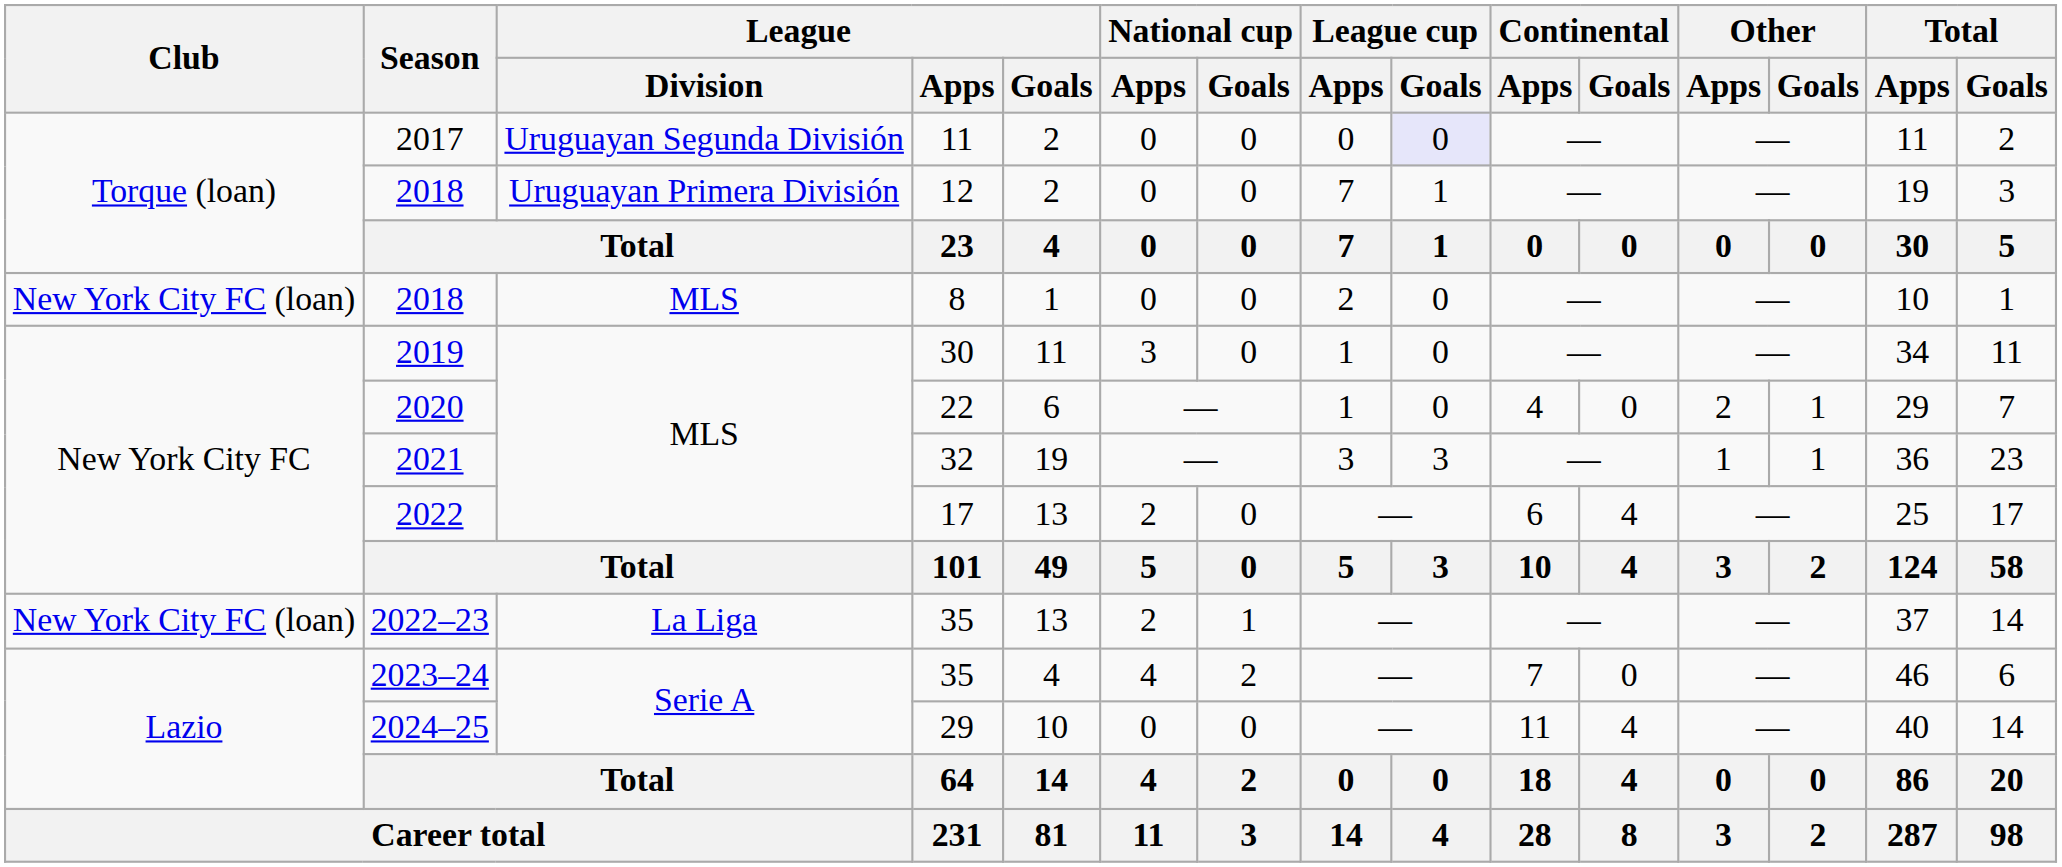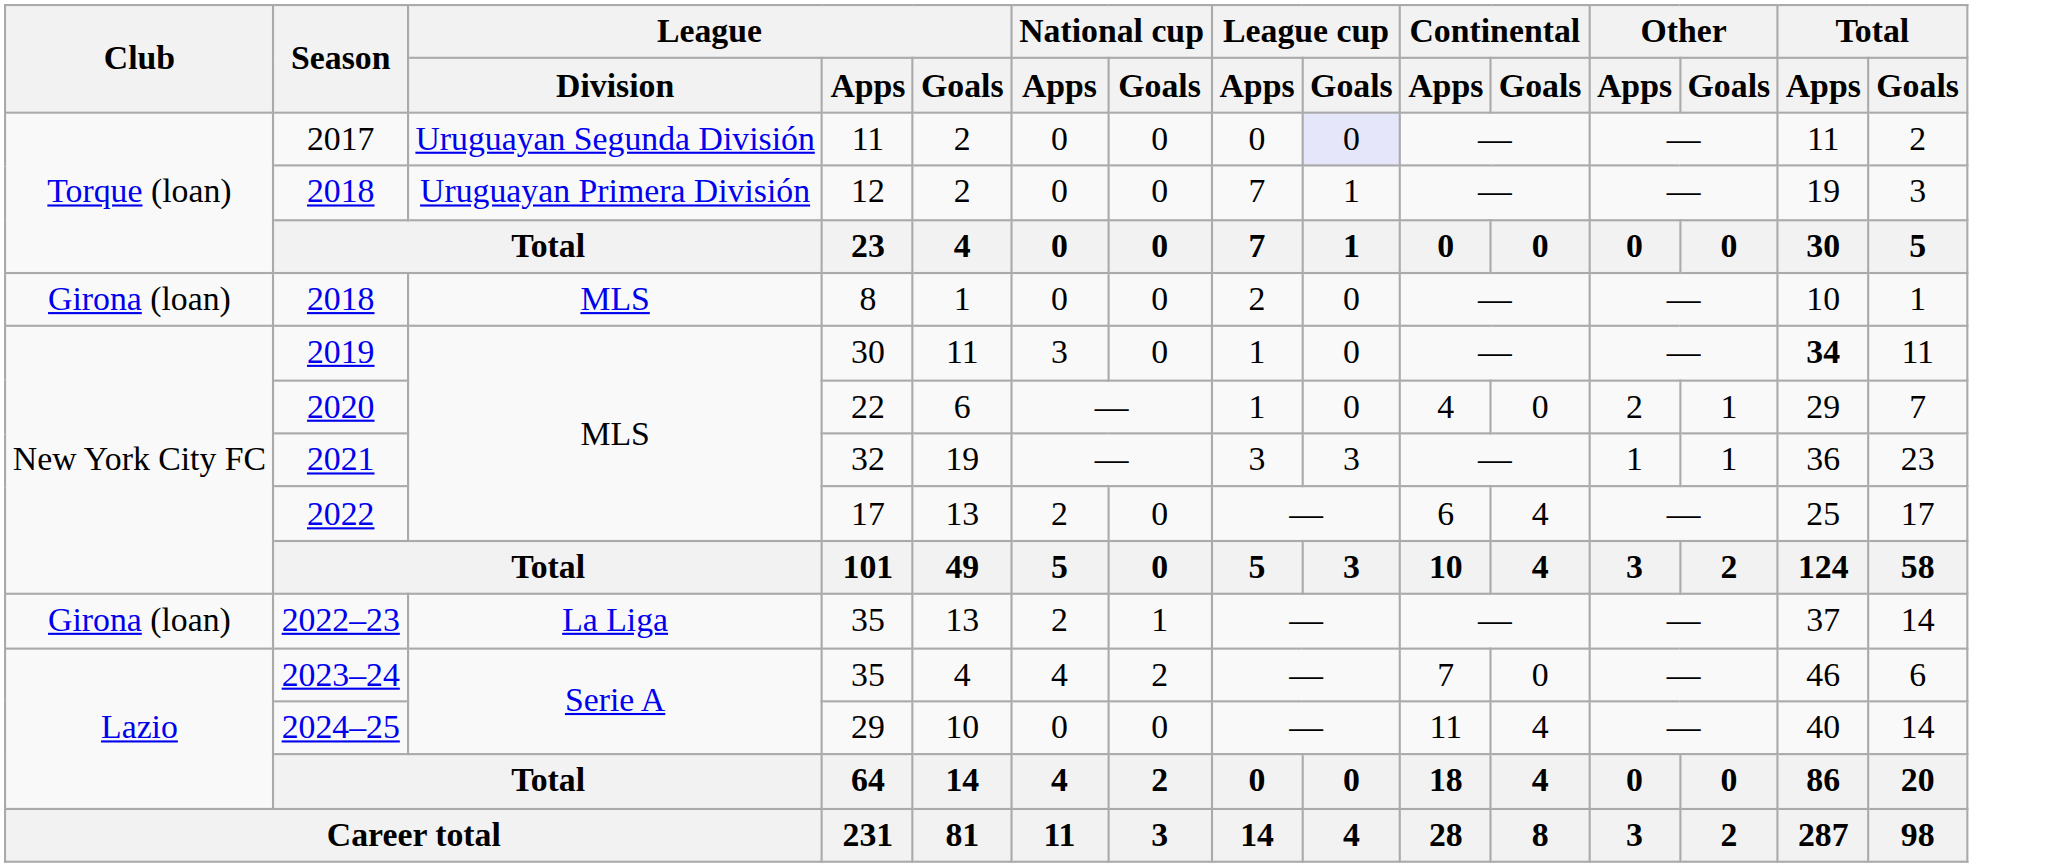(184, 298) New York City FC (loan) -> (139, 298) Girona (loan)
(1912, 352) normal -> (1823, 352) bold
(184, 620) New York City FC (loan) -> (139, 620) Girona (loan)
